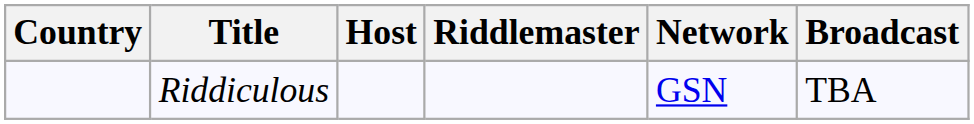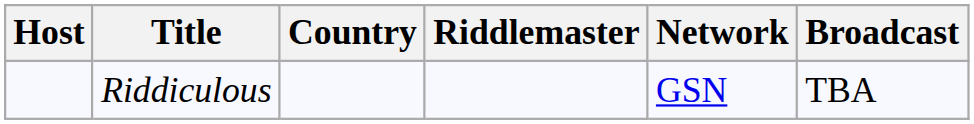columns swapped: (78, 32) <-> (381, 32)
